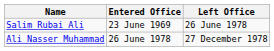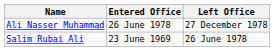rows swapped: (45, 25) <-> (55, 39)
